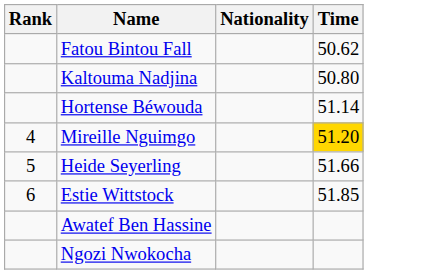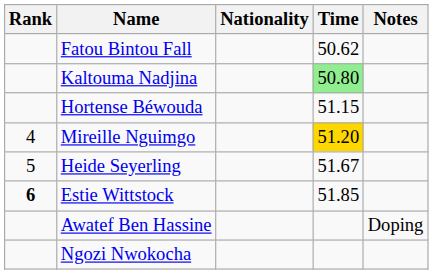+ column: (396, 19)
(338, 78) no background -> (338, 78) lightgreen background
(338, 107) 51.14 -> (338, 107) 51.15
(338, 166) 51.66 -> (338, 166) 51.67
(31, 195) normal -> (31, 195) bold
